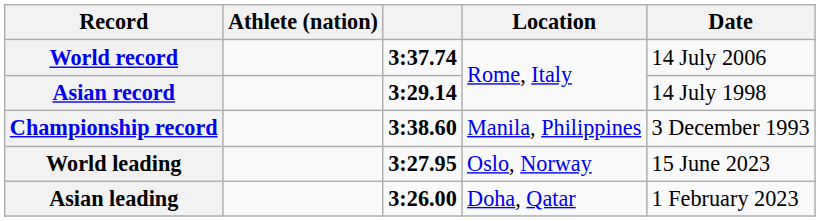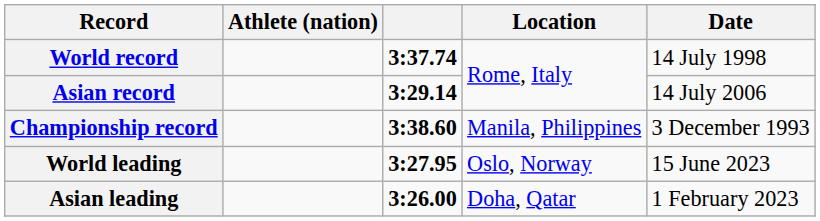(709, 57) 14 July 2006 -> (709, 57) 14 July 1998
(709, 92) 14 July 1998 -> (709, 92) 14 July 2006
